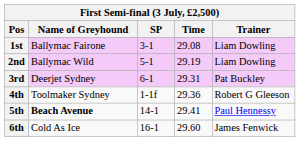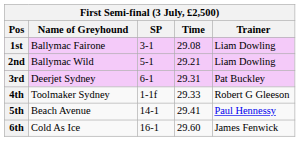(189, 62) 29.19 -> (189, 62) 29.21
(189, 95) 29.36 -> (189, 95) 29.33
(62, 111) bold -> (61, 111) normal
